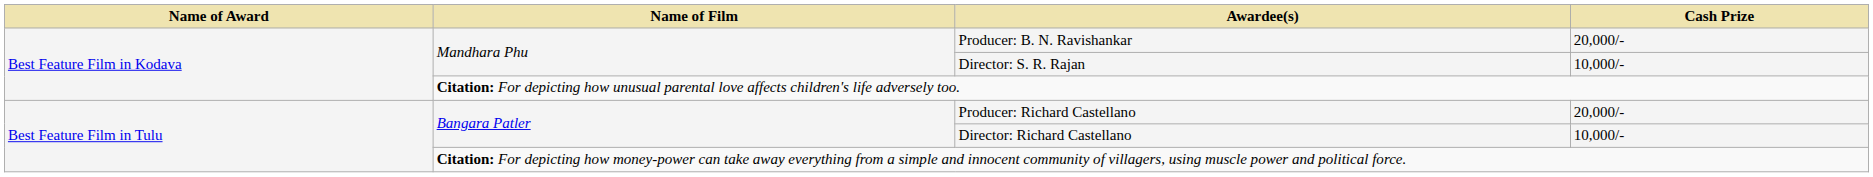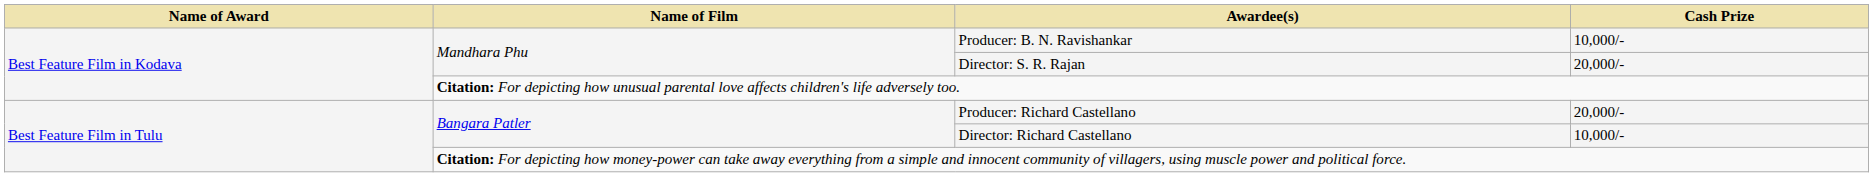(1599, 40) 20,000/- -> (1599, 40) 10,000/-
(1599, 64) 10,000/- -> (1599, 64) 20,000/-
